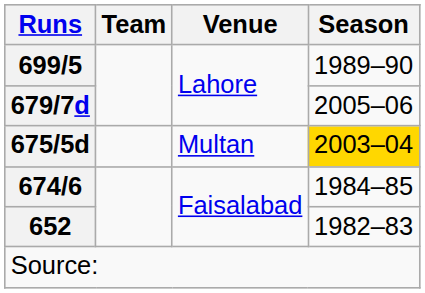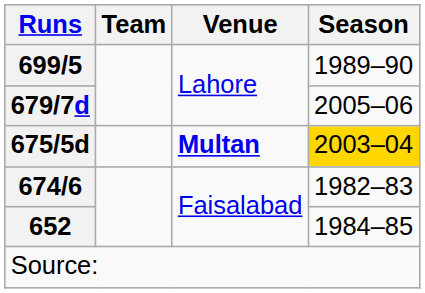(216, 145) normal -> (219, 145) bold
(364, 186) 1984–85 -> (364, 186) 1982–83
(364, 226) 1982–83 -> (364, 226) 1984–85
